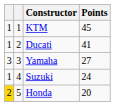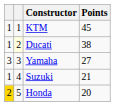(19, 44) no background -> (19, 44) lightyellow background
(86, 44) 41 -> (86, 44) 38
(86, 76) 24 -> (86, 76) 21
